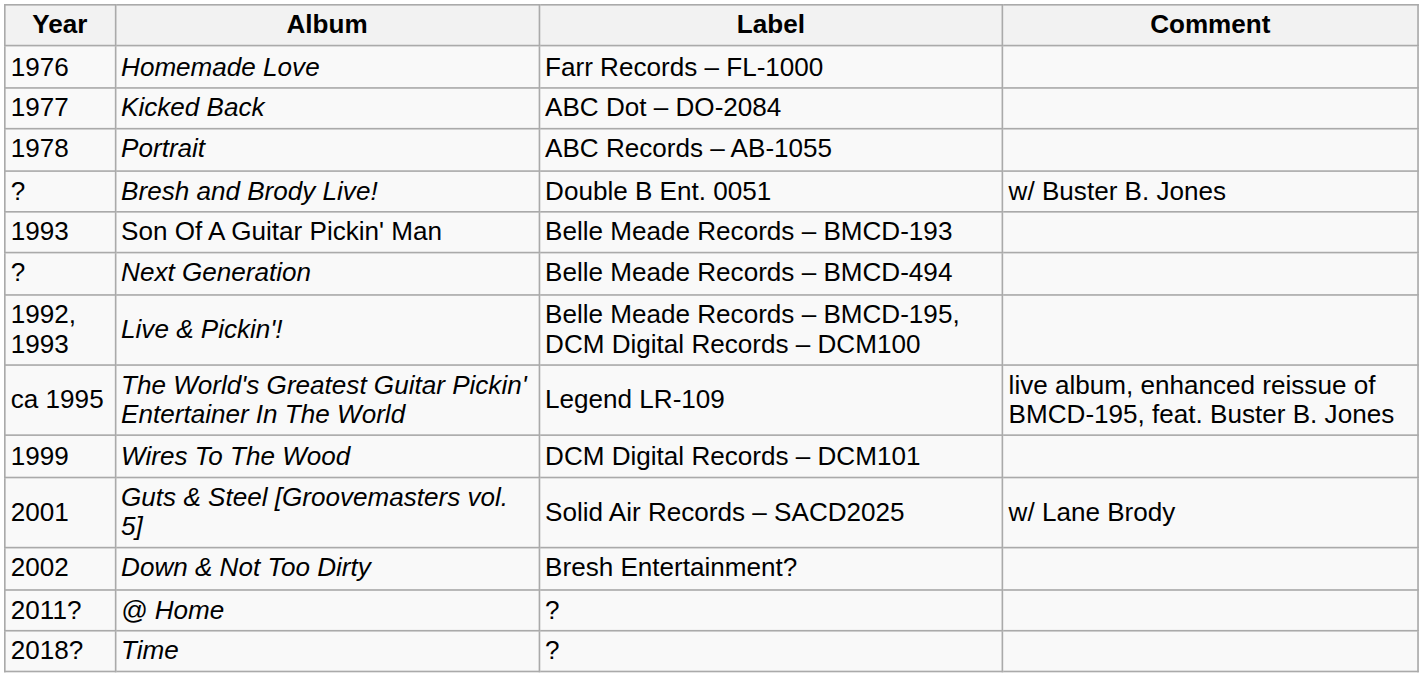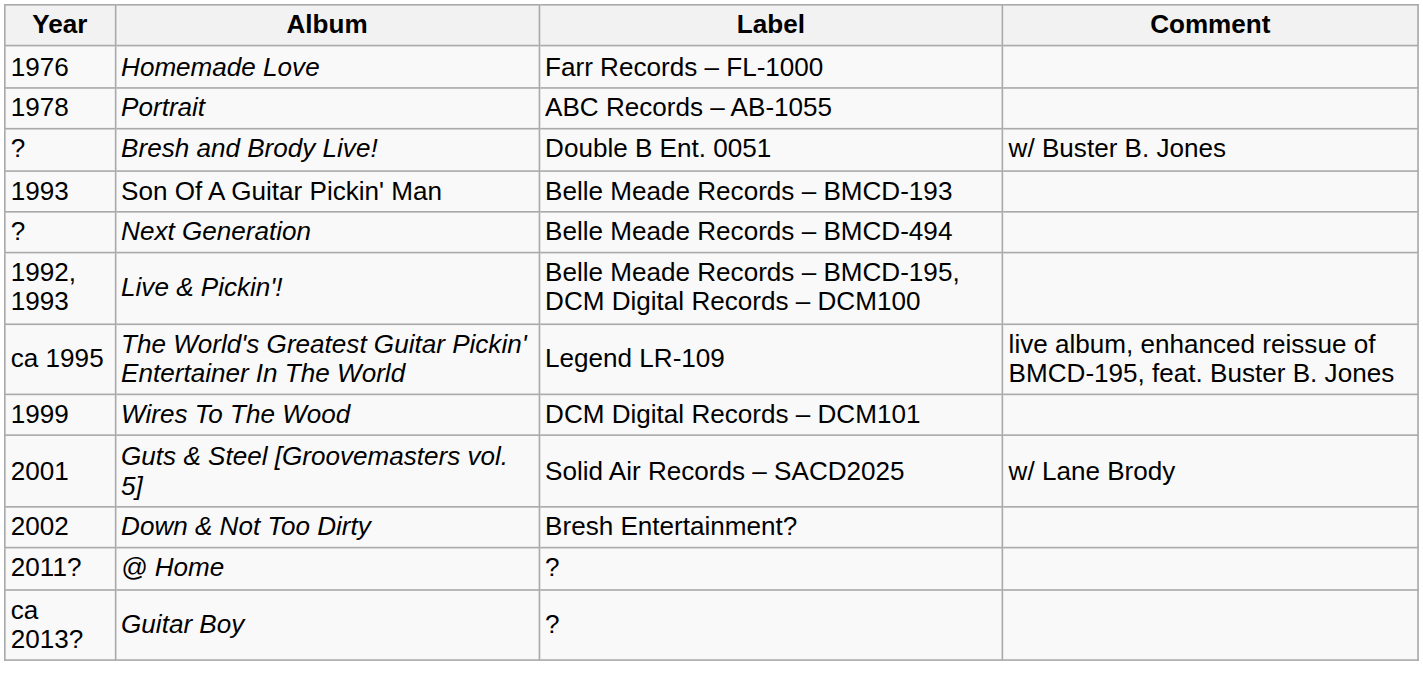- row: (193, 107)
+ row: (183, 624)
- row: (150, 650)
